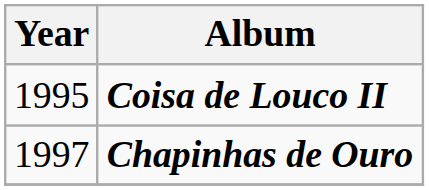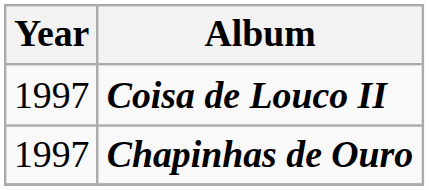(52, 94) 1995 -> (52, 94) 1997
